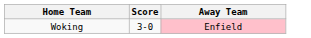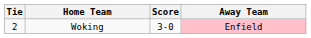+ column: (15, 12)
